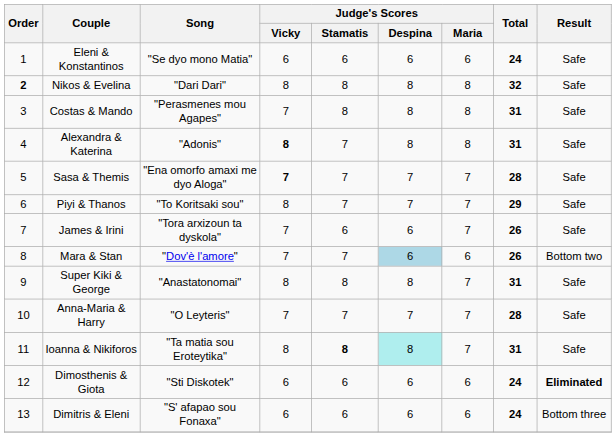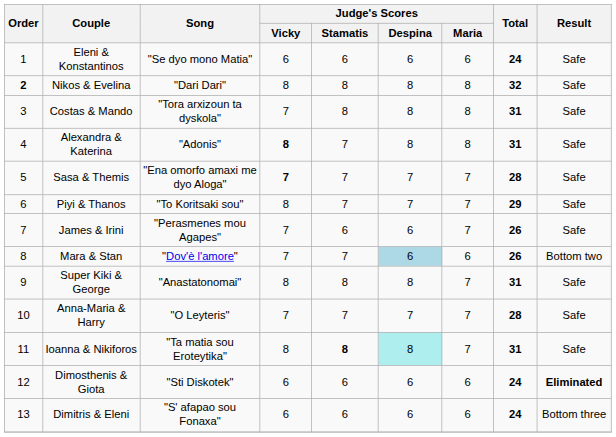(200, 111) "Perasmenes mou Agapes" -> (200, 111) "Tora arxizoun ta dyskola"
(200, 230) "Tora arxizoun ta dyskola" -> (200, 230) "Perasmenes mou Agapes"
